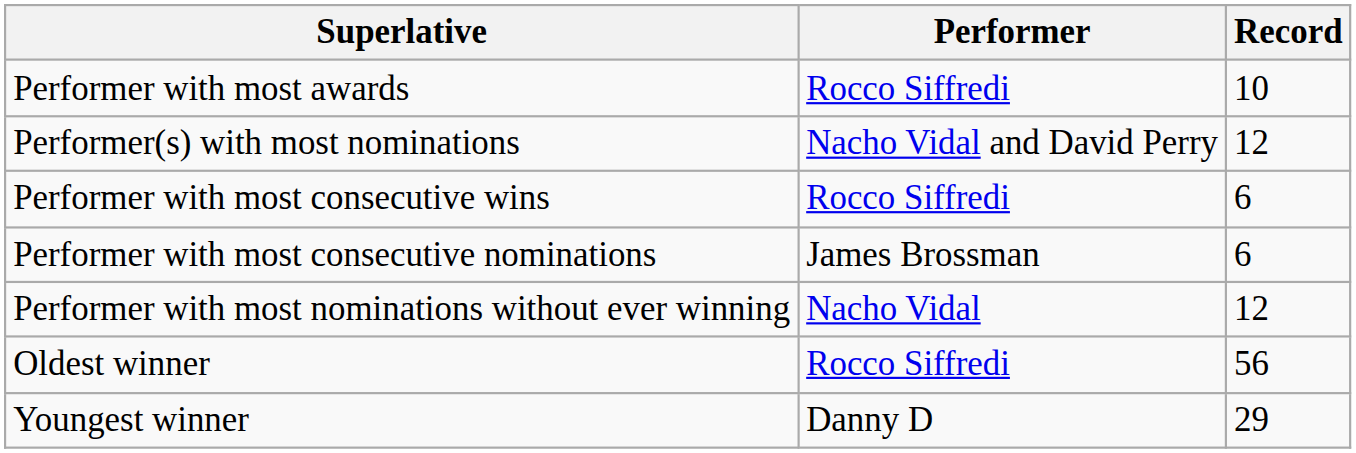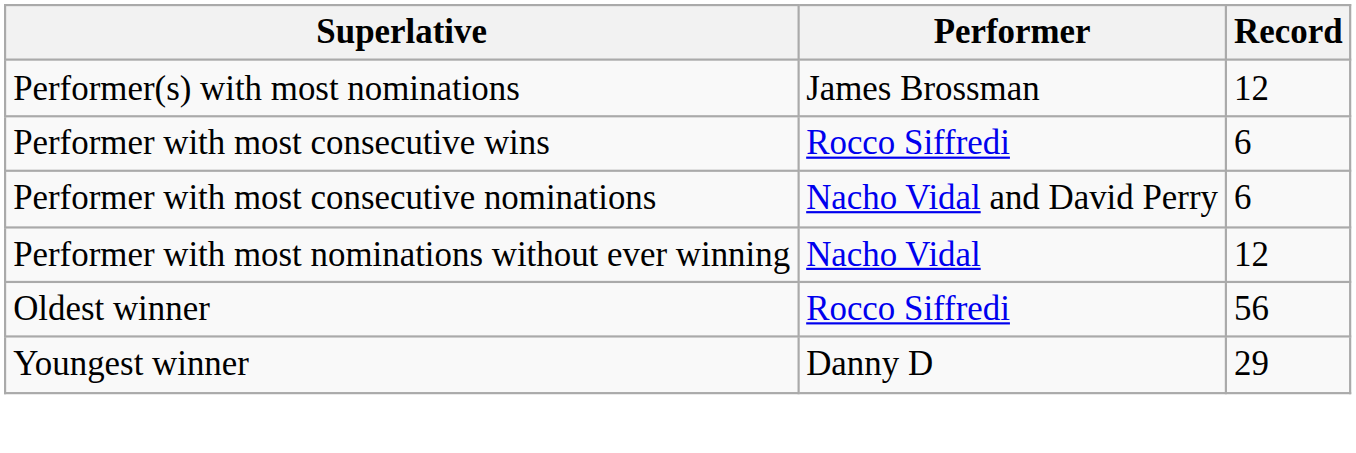- row: (211, 87)
(1012, 142) Nacho Vidal and David Perry -> (923, 87) James Brossman
(923, 253) James Brossman -> (1012, 198) Nacho Vidal and David Perry
